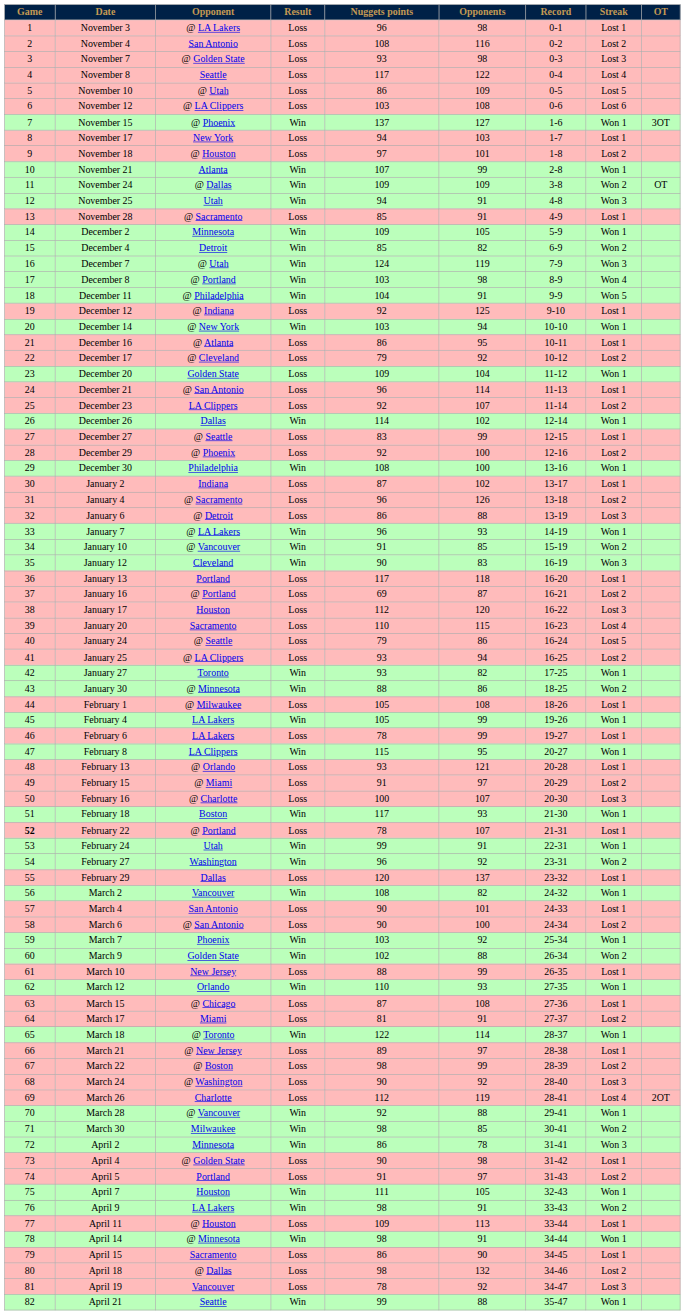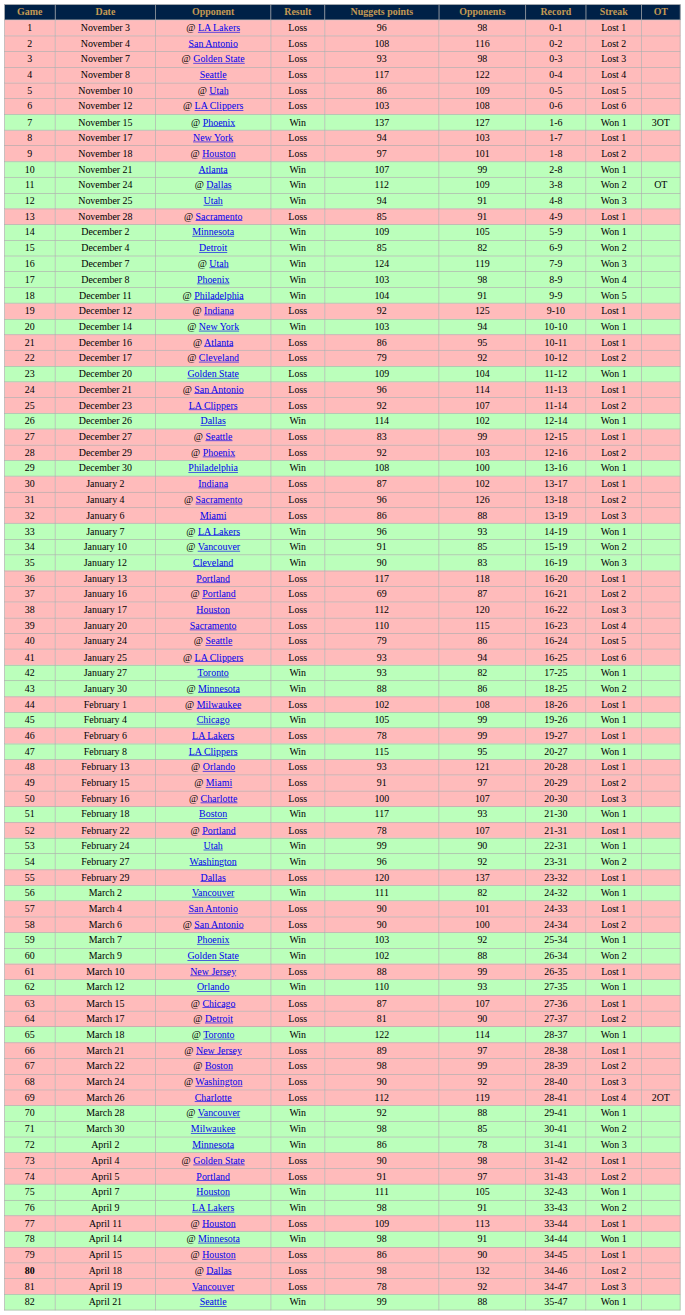(382, 185) 109 -> (382, 185) 112
(213, 279) @ Portland -> (213, 279) Phoenix
(482, 452) 100 -> (482, 452) 103
(213, 515) @ Detroit -> (213, 515) Miami
(614, 657) Lost 2 -> (614, 657) Lost 6
(382, 704) 105 -> (382, 704) 102
(213, 720) LA Lakers -> (213, 720) Chicago
(30, 830) bold -> (30, 830) normal
(482, 846) 91 -> (482, 846) 90
(382, 893) 108 -> (382, 893) 111
(482, 1003) 108 -> (482, 1003) 107
(213, 1019) Miami -> (213, 1019) @ Detroit
(482, 1019) 91 -> (482, 1019) 90
(213, 1255) Sacramento -> (213, 1255) @ Houston
(30, 1270) normal -> (30, 1270) bold
